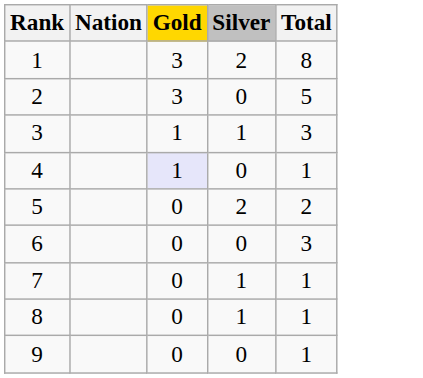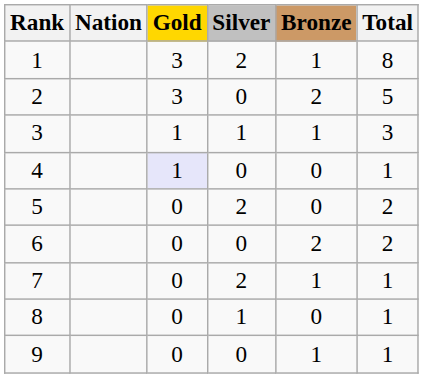+ column: (316, 22)
(306, 243) 3 -> (388, 243) 2
(241, 280) 1 -> (241, 280) 2
